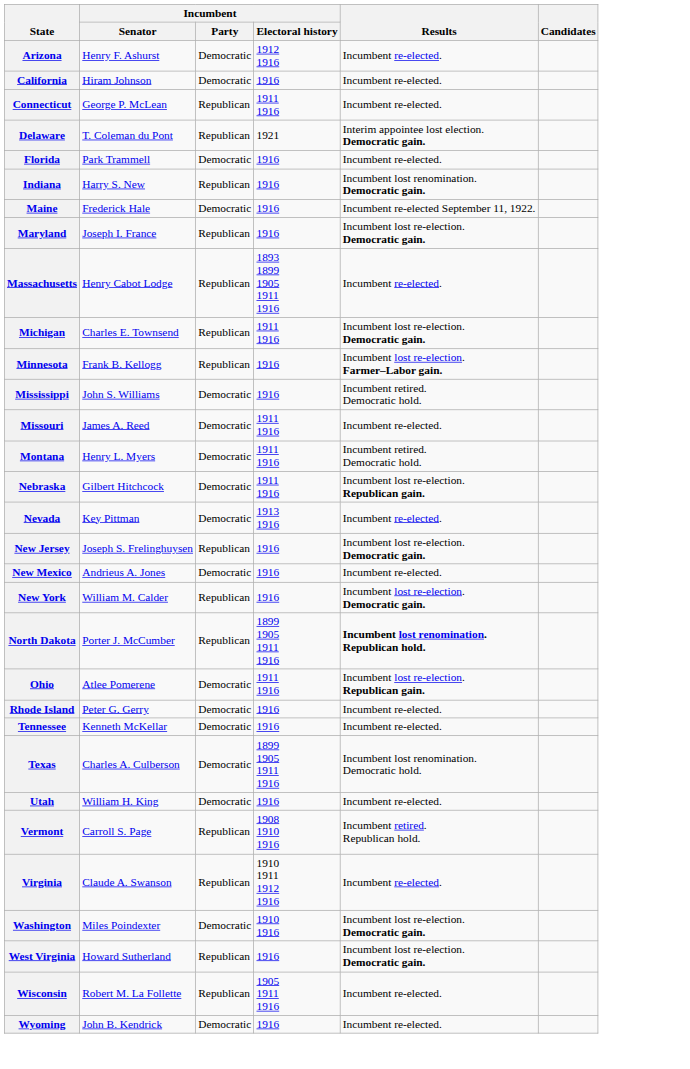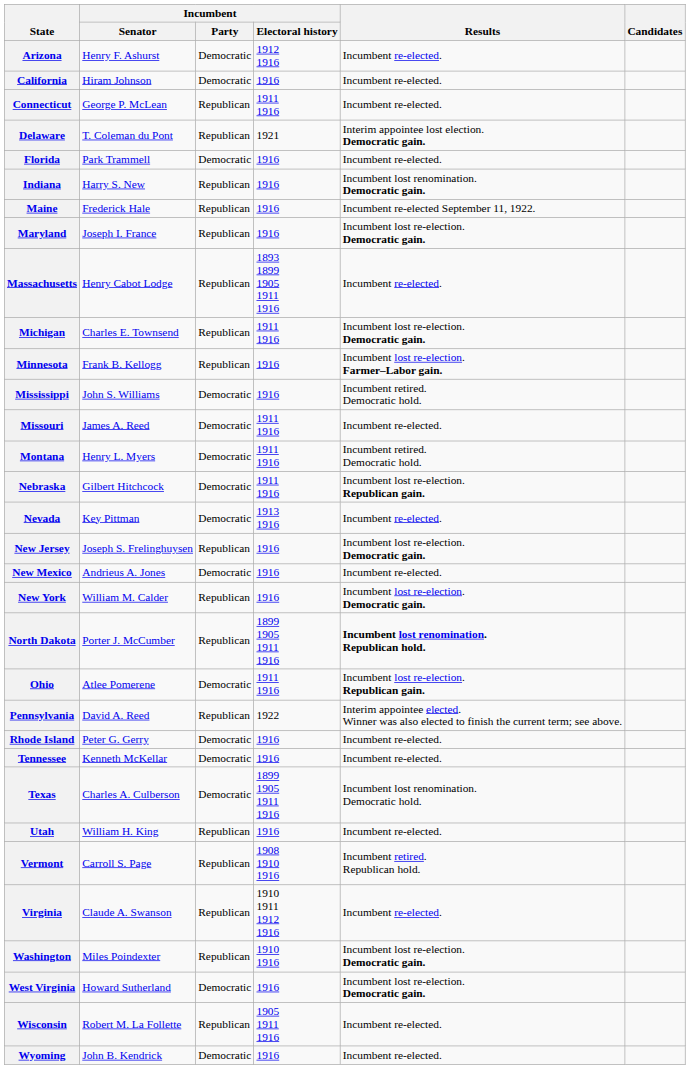(225, 208) Democratic -> (224, 208) Republican
+ row: (42, 715)
(225, 801) Democratic -> (224, 832) Republican
(225, 925) Democratic -> (224, 956) Republican
(224, 956) Republican -> (225, 987) Democratic
